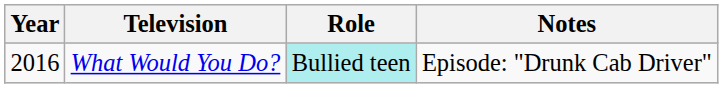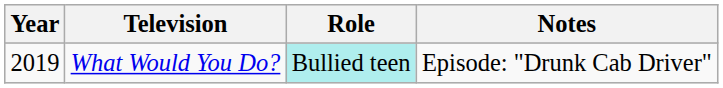(35, 62) 2016 -> (35, 62) 2019
